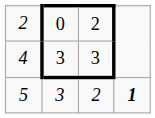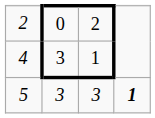(95, 58) 3 -> (95, 58) 1
(96, 95) 2 -> (96, 95) 3
